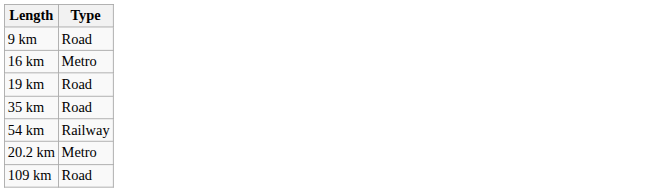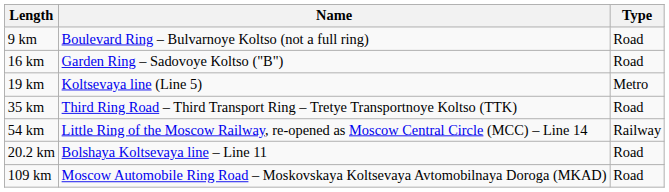+ column: (334, 15)
(79, 61) Metro -> (628, 61) Road
(77, 84) Road -> (631, 84) Metro
(79, 152) Metro -> (628, 152) Road
